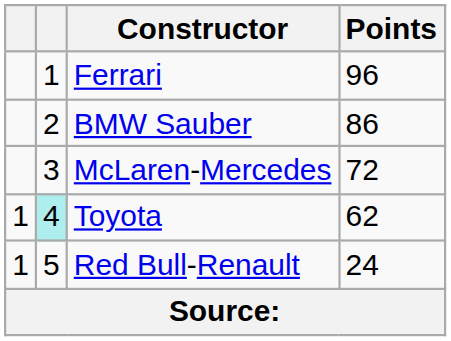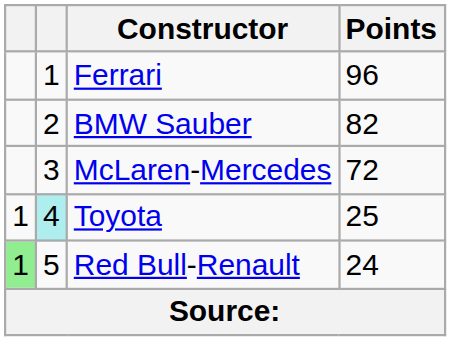(362, 123) 86 -> (362, 123) 82
(362, 217) 62 -> (362, 217) 25
(20, 264) no background -> (20, 264) lightgreen background
